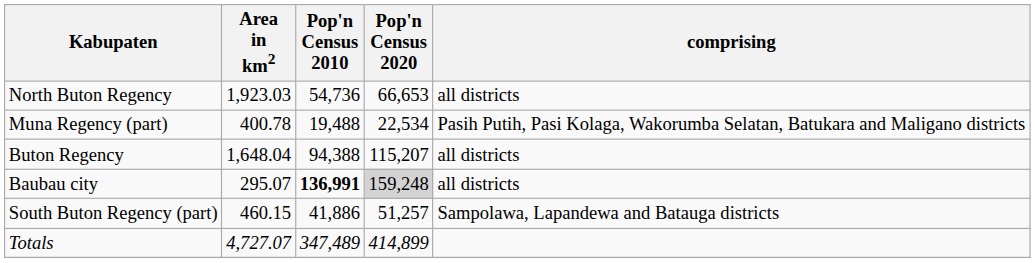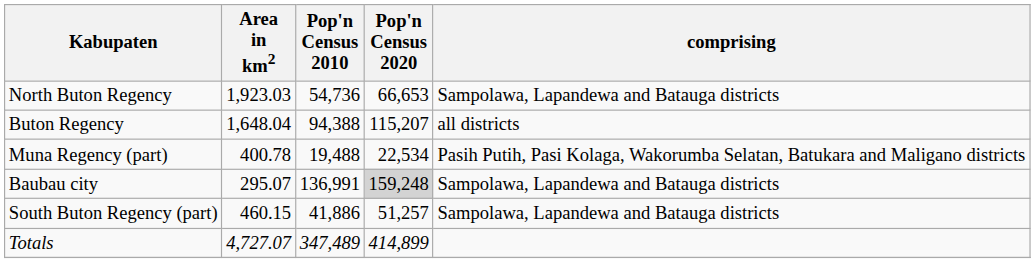(478, 95) all districts -> (608, 95) Sampolawa, Lapandewa and Batauga districts
rows swapped: (88, 124) <-> (66, 154)
(330, 183) bold -> (330, 183) normal
(478, 183) all districts -> (608, 183) Sampolawa, Lapandewa and Batauga districts
